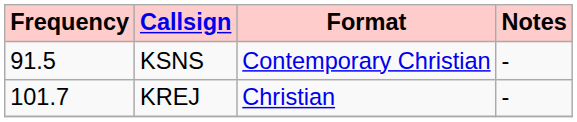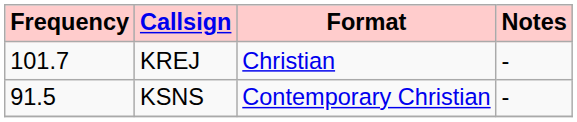rows swapped: (172, 60) <-> (170, 97)
